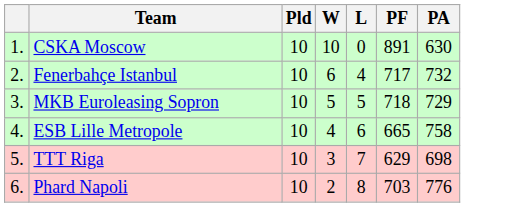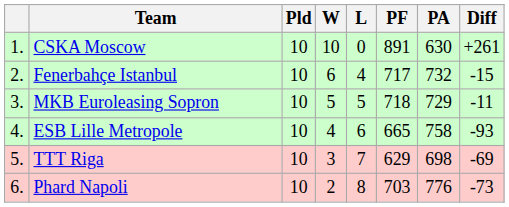+ column: (482, 18)
